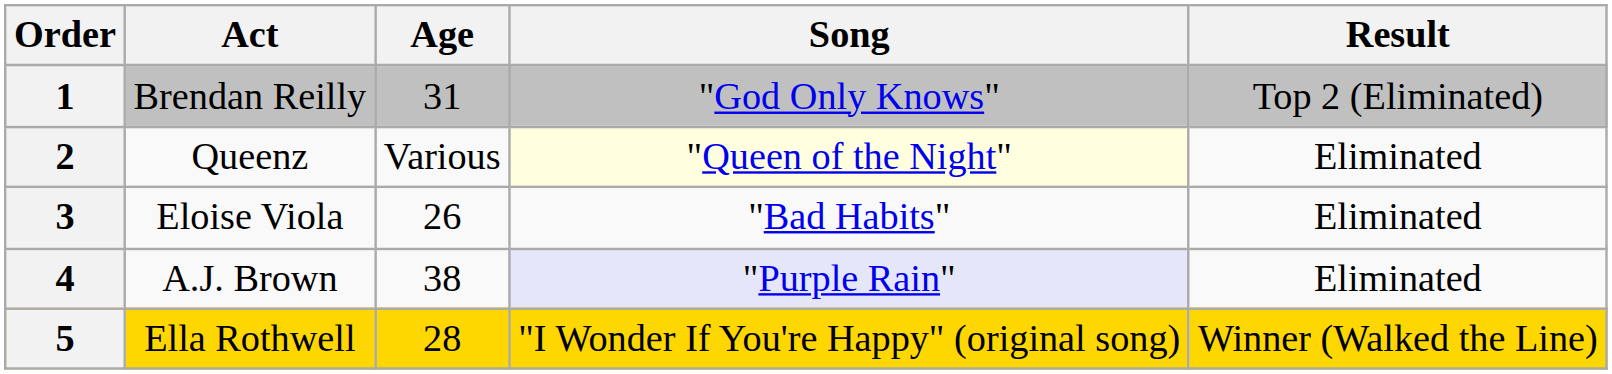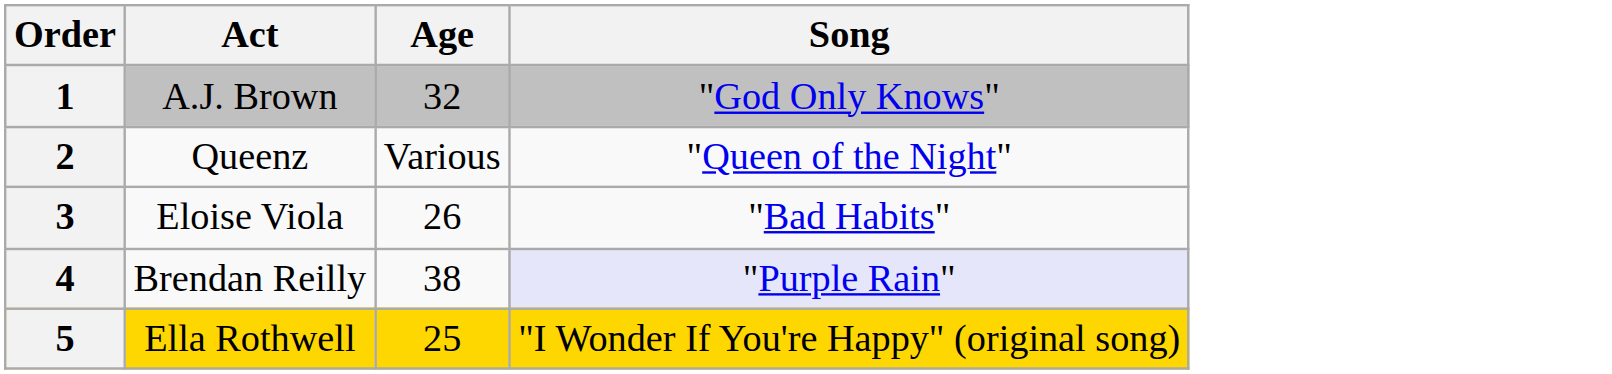- column: (1398, 34)
(250, 95) Brendan Reilly -> (250, 95) A.J. Brown
(442, 95) 31 -> (442, 95) 32
(849, 156) lightyellow background -> (849, 156) no background
(250, 277) A.J. Brown -> (250, 277) Brendan Reilly
(442, 338) 28 -> (442, 338) 25
